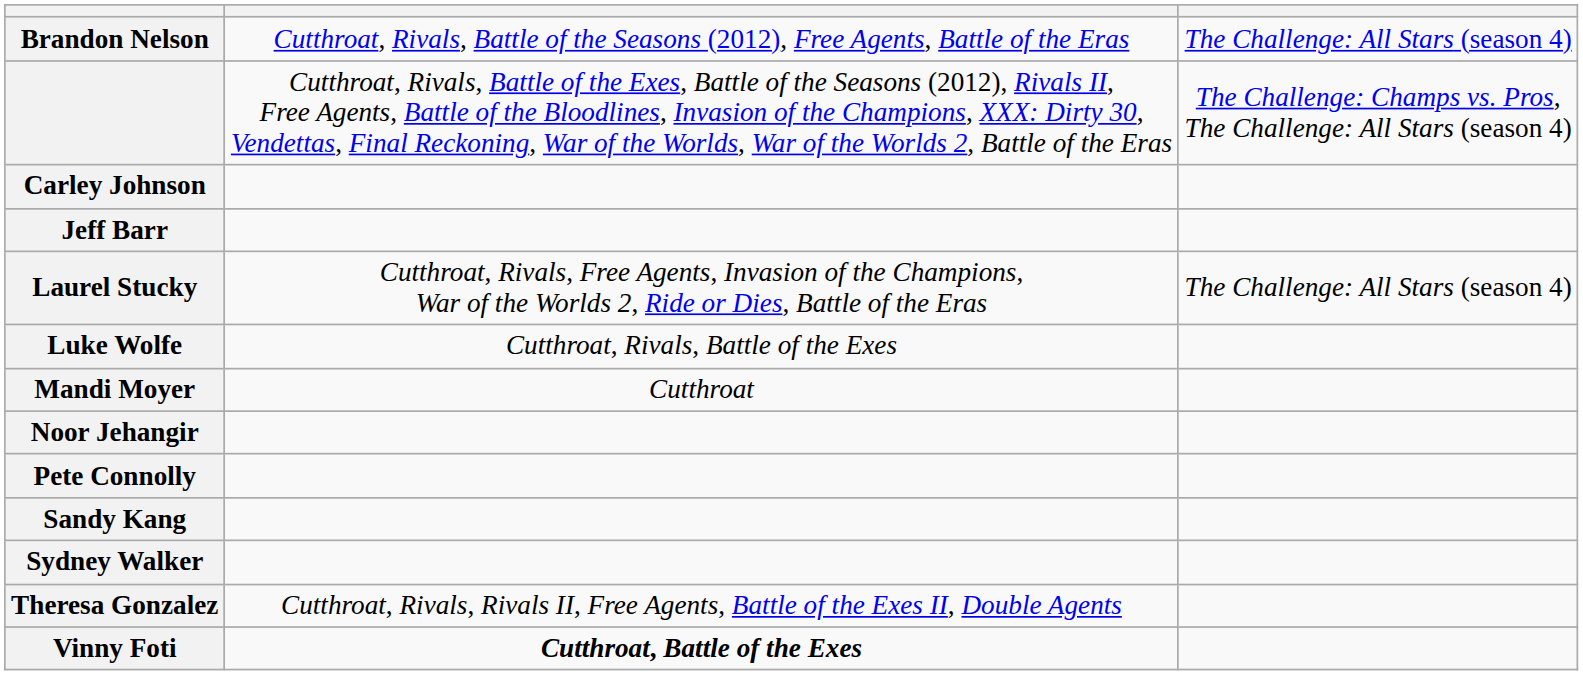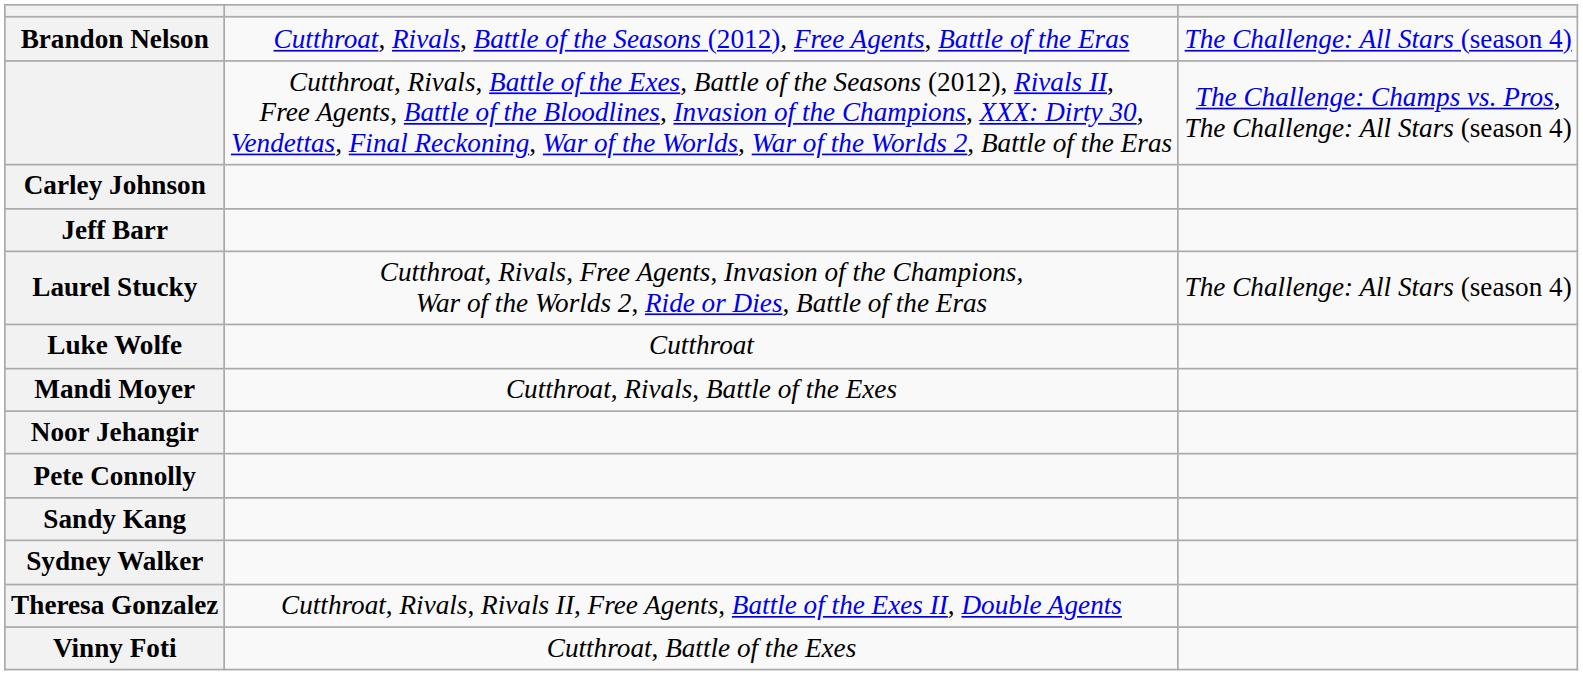(701, 346) Cutthroat, Rivals, Battle of the Exes -> (701, 346) Cutthroat
(701, 389) Cutthroat -> (701, 389) Cutthroat, Rivals, Battle of the Exes
(701, 648) bold -> (701, 648) normal
